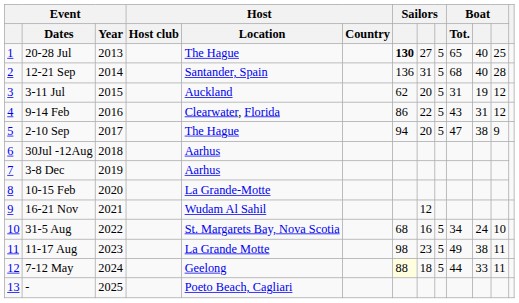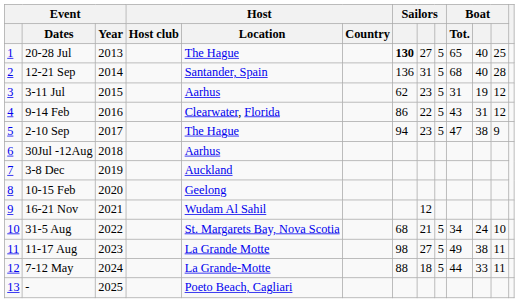(209, 92) Auckland -> (202, 92) Aarhus
(426, 92) 20 -> (426, 92) 23
(426, 131) 20 -> (426, 131) 23
(202, 170) Aarhus -> (209, 170) Auckland
(228, 190) La Grande-Motte -> (206, 190) Geelong
(426, 229) 16 -> (426, 229) 21
(426, 248) 23 -> (426, 248) 27
(206, 268) Geelong -> (228, 268) La Grande-Motte
(402, 268) lightyellow background -> (402, 268) no background
